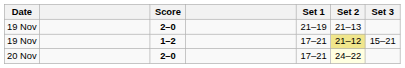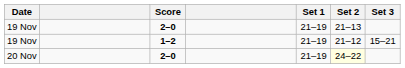(314, 42) 17–21 -> (314, 42) 21–19
(348, 42) khaki background -> (348, 42) no background
(314, 56) 17–21 -> (314, 56) 21–19
